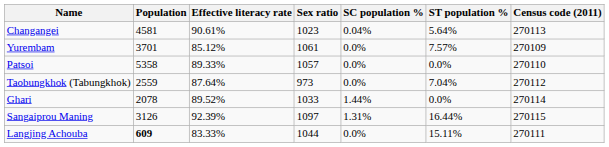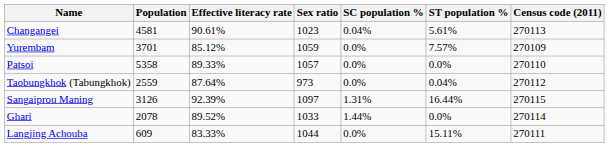(443, 30) 5.64% -> (443, 30) 5.61%
(308, 47) 1061 -> (308, 47) 1059
(443, 82) 7.04% -> (443, 82) 0.04%
rows swapped: (19, 99) <-> (50, 116)
(144, 133) bold -> (144, 133) normal
